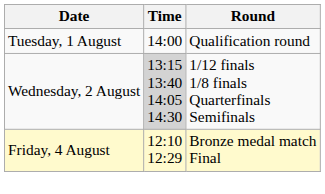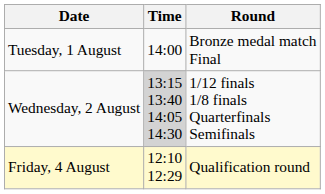(250, 41) Qualification round -> (253, 49) Bronze medal match Final
(253, 150) Bronze medal match Final -> (250, 167) Qualification round
